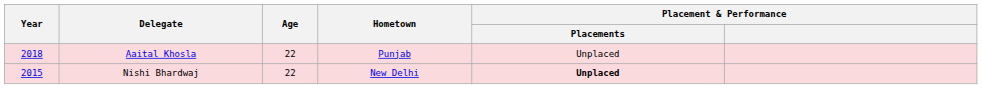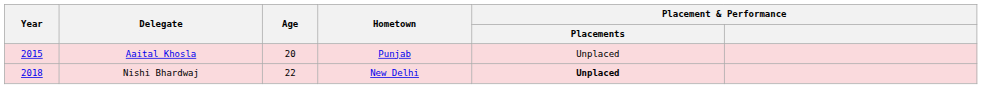(32, 53) 2018 -> (32, 53) 2015
(290, 53) 22 -> (290, 53) 20
(32, 73) 2015 -> (32, 73) 2018
